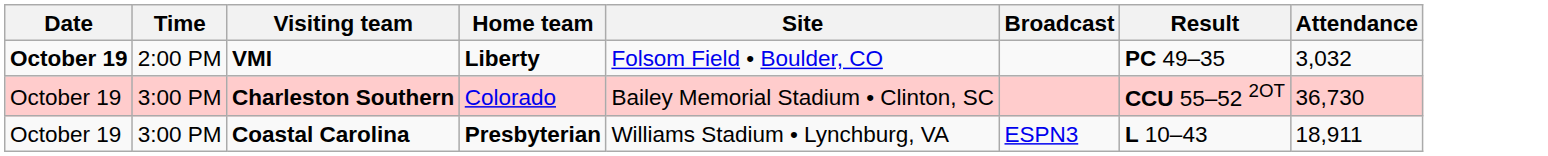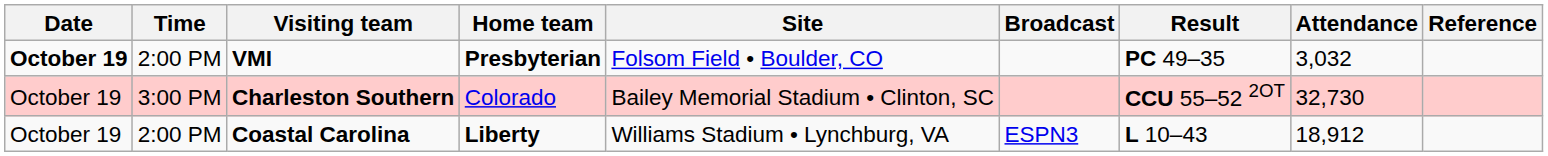+ column: (1483, 23)
(502, 58) Liberty -> (533, 58) Presbyterian
(1330, 96) 36,730 -> (1330, 96) 32,730
(180, 134) 3:00 PM -> (180, 134) 2:00 PM
(533, 134) Presbyterian -> (502, 134) Liberty
(1329, 134) 18,911 -> (1330, 134) 18,912
